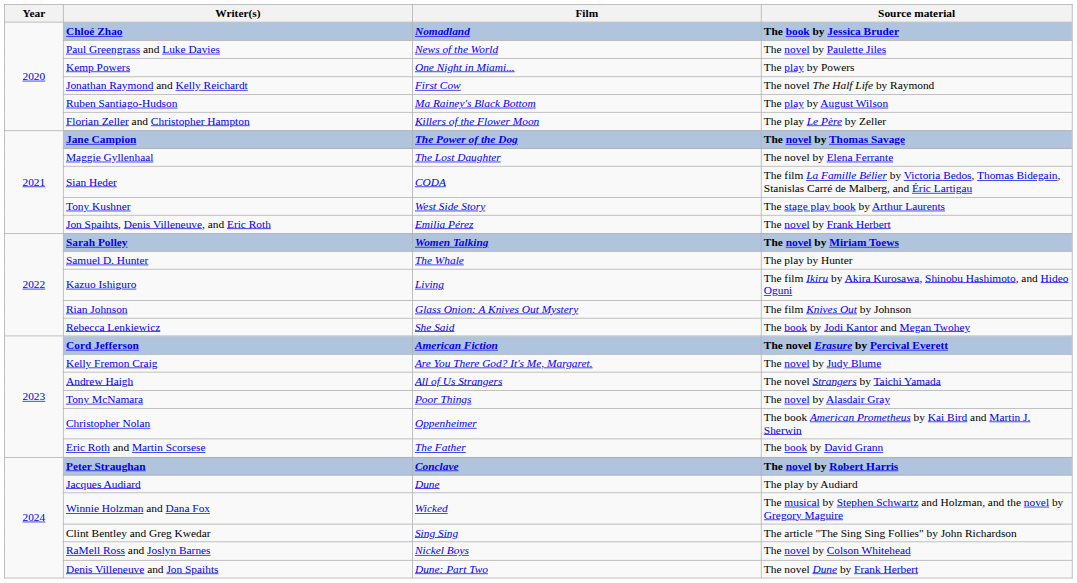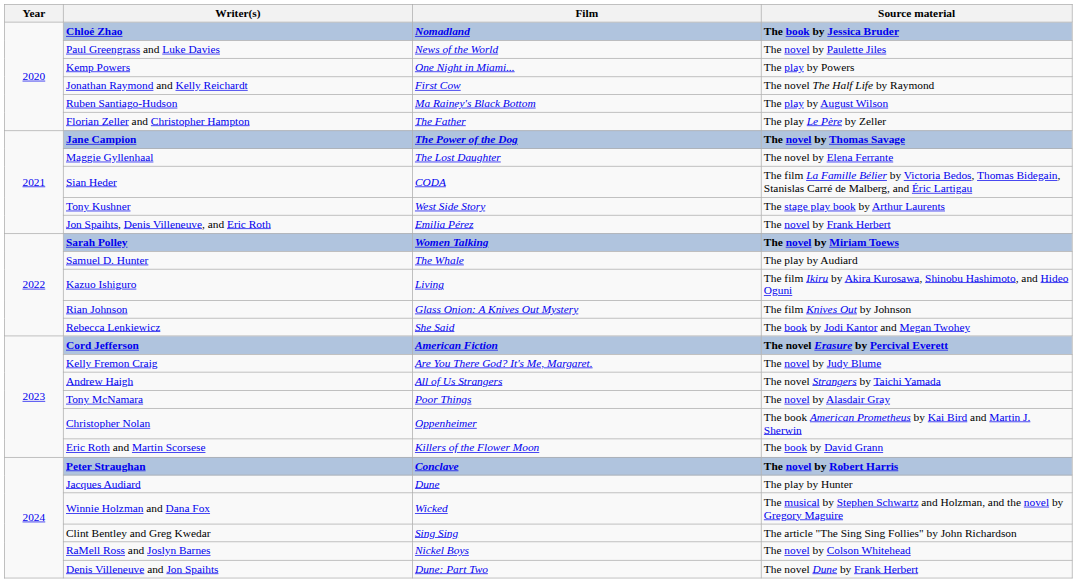(477, 121) Killers of the Flower Moon -> (440, 121) The Father
(808, 260) The play by Hunter -> (811, 260) The play by Audiard
(440, 448) The Father -> (477, 448) Killers of the Flower Moon
(811, 484) The play by Audiard -> (808, 484) The play by Hunter
